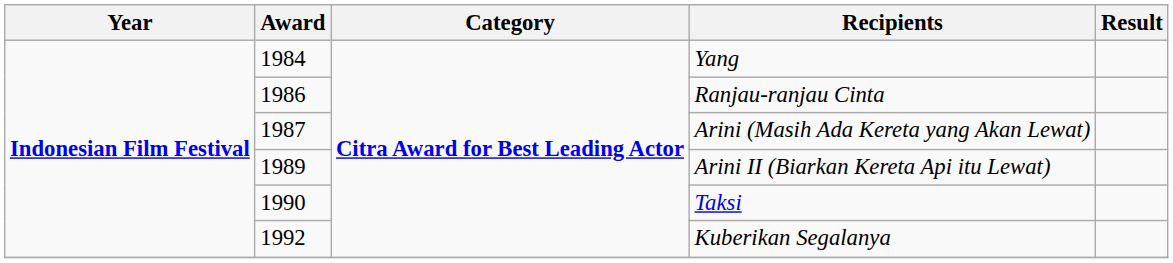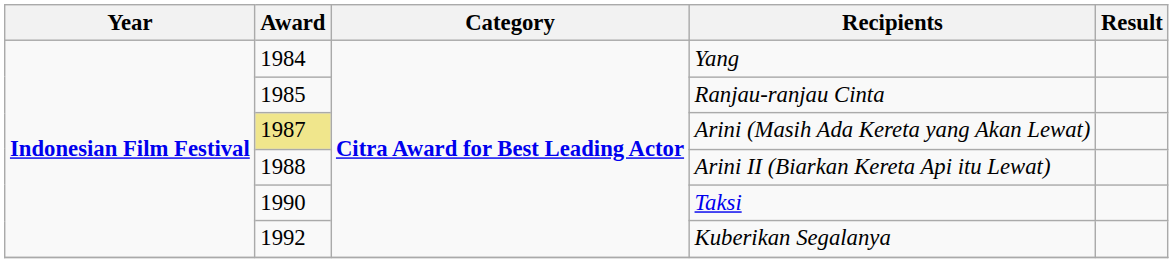(283, 94) 1986 -> (283, 94) 1985
(283, 130) no background -> (283, 130) khaki background
(283, 166) 1989 -> (283, 166) 1988
